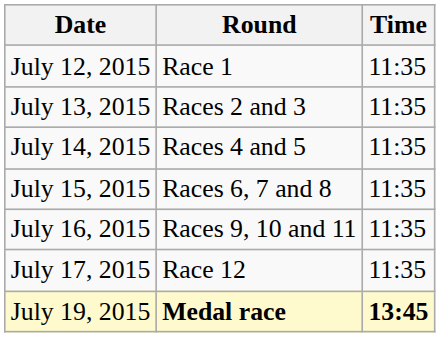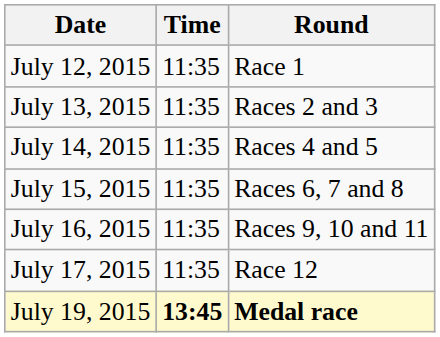columns swapped: (398, 24) <-> (259, 24)
